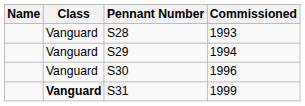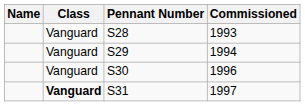(223, 91) 1999 -> (223, 91) 1997
